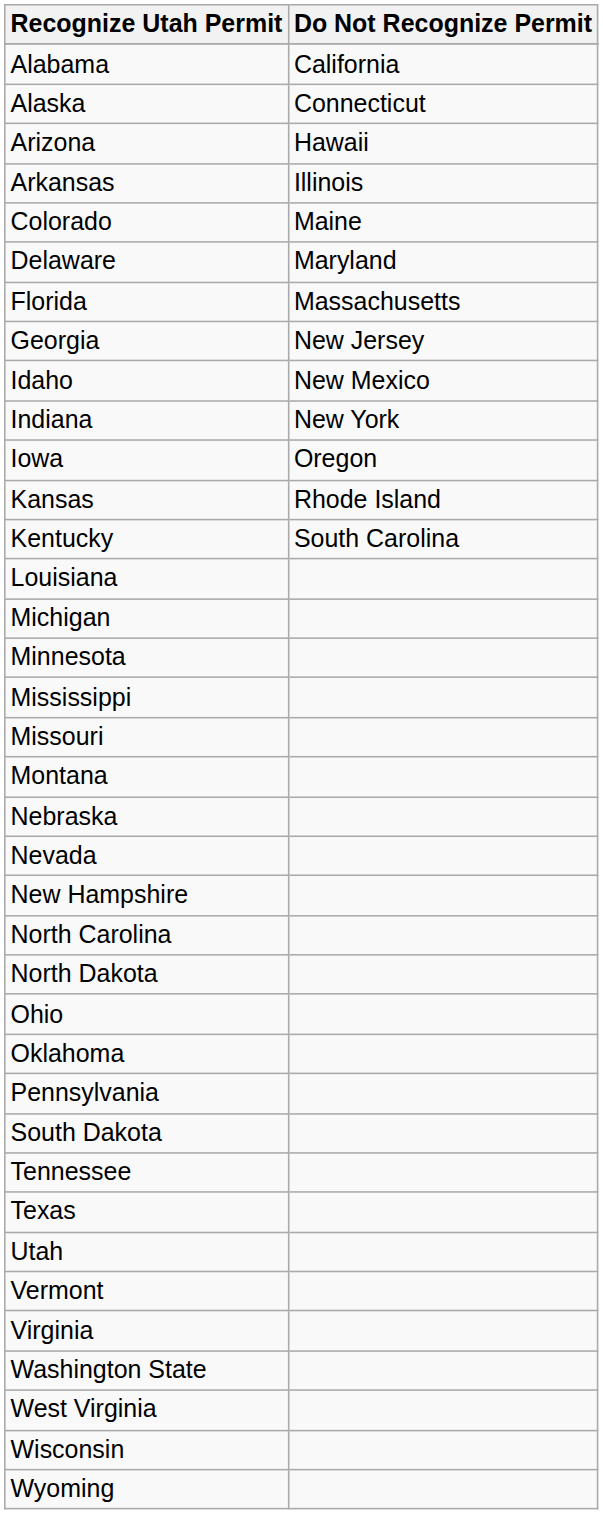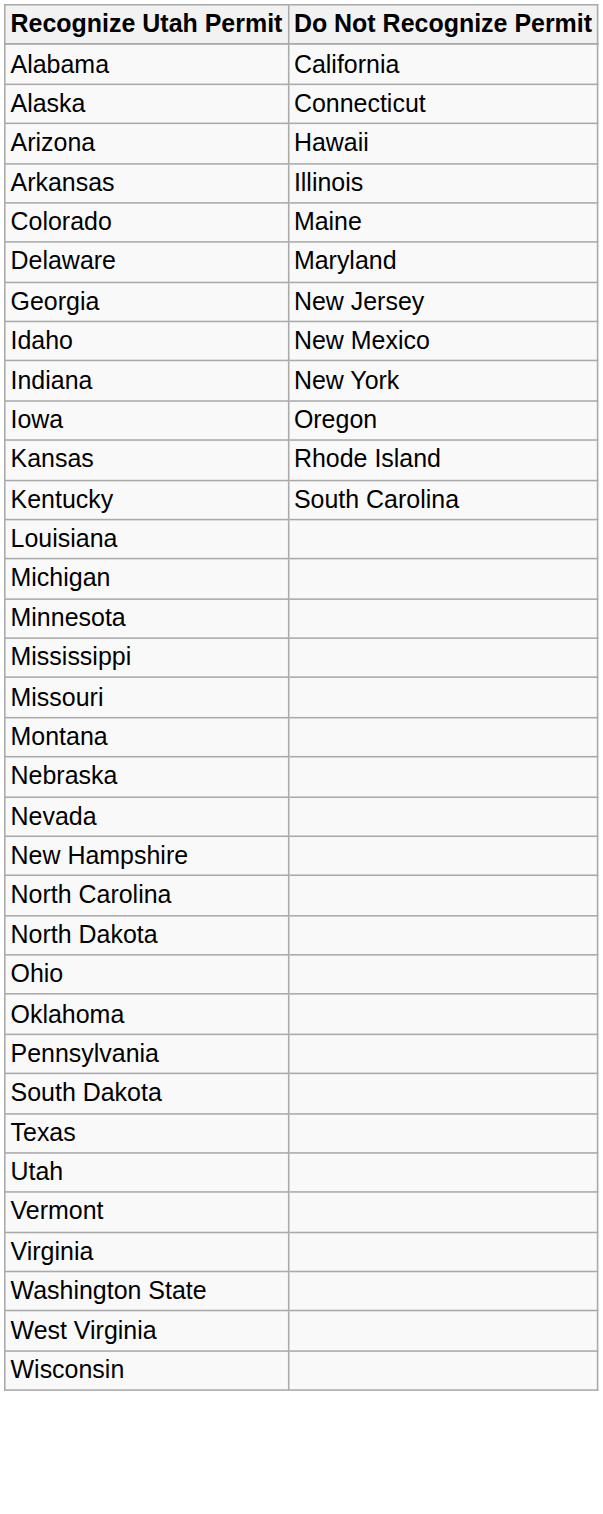- row: (49, 301)
- row: (71, 1172)
- row: (62, 1488)
